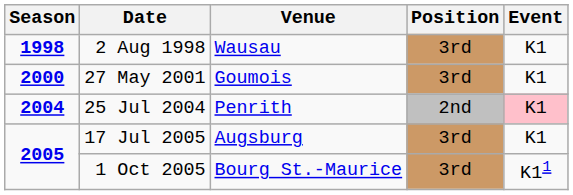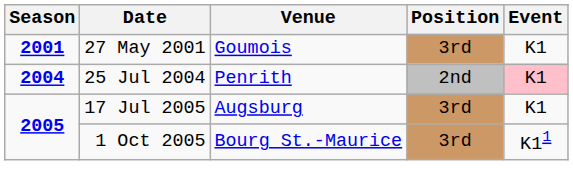- row: (150, 50)
(42, 79) 2000 -> (42, 50) 2001
